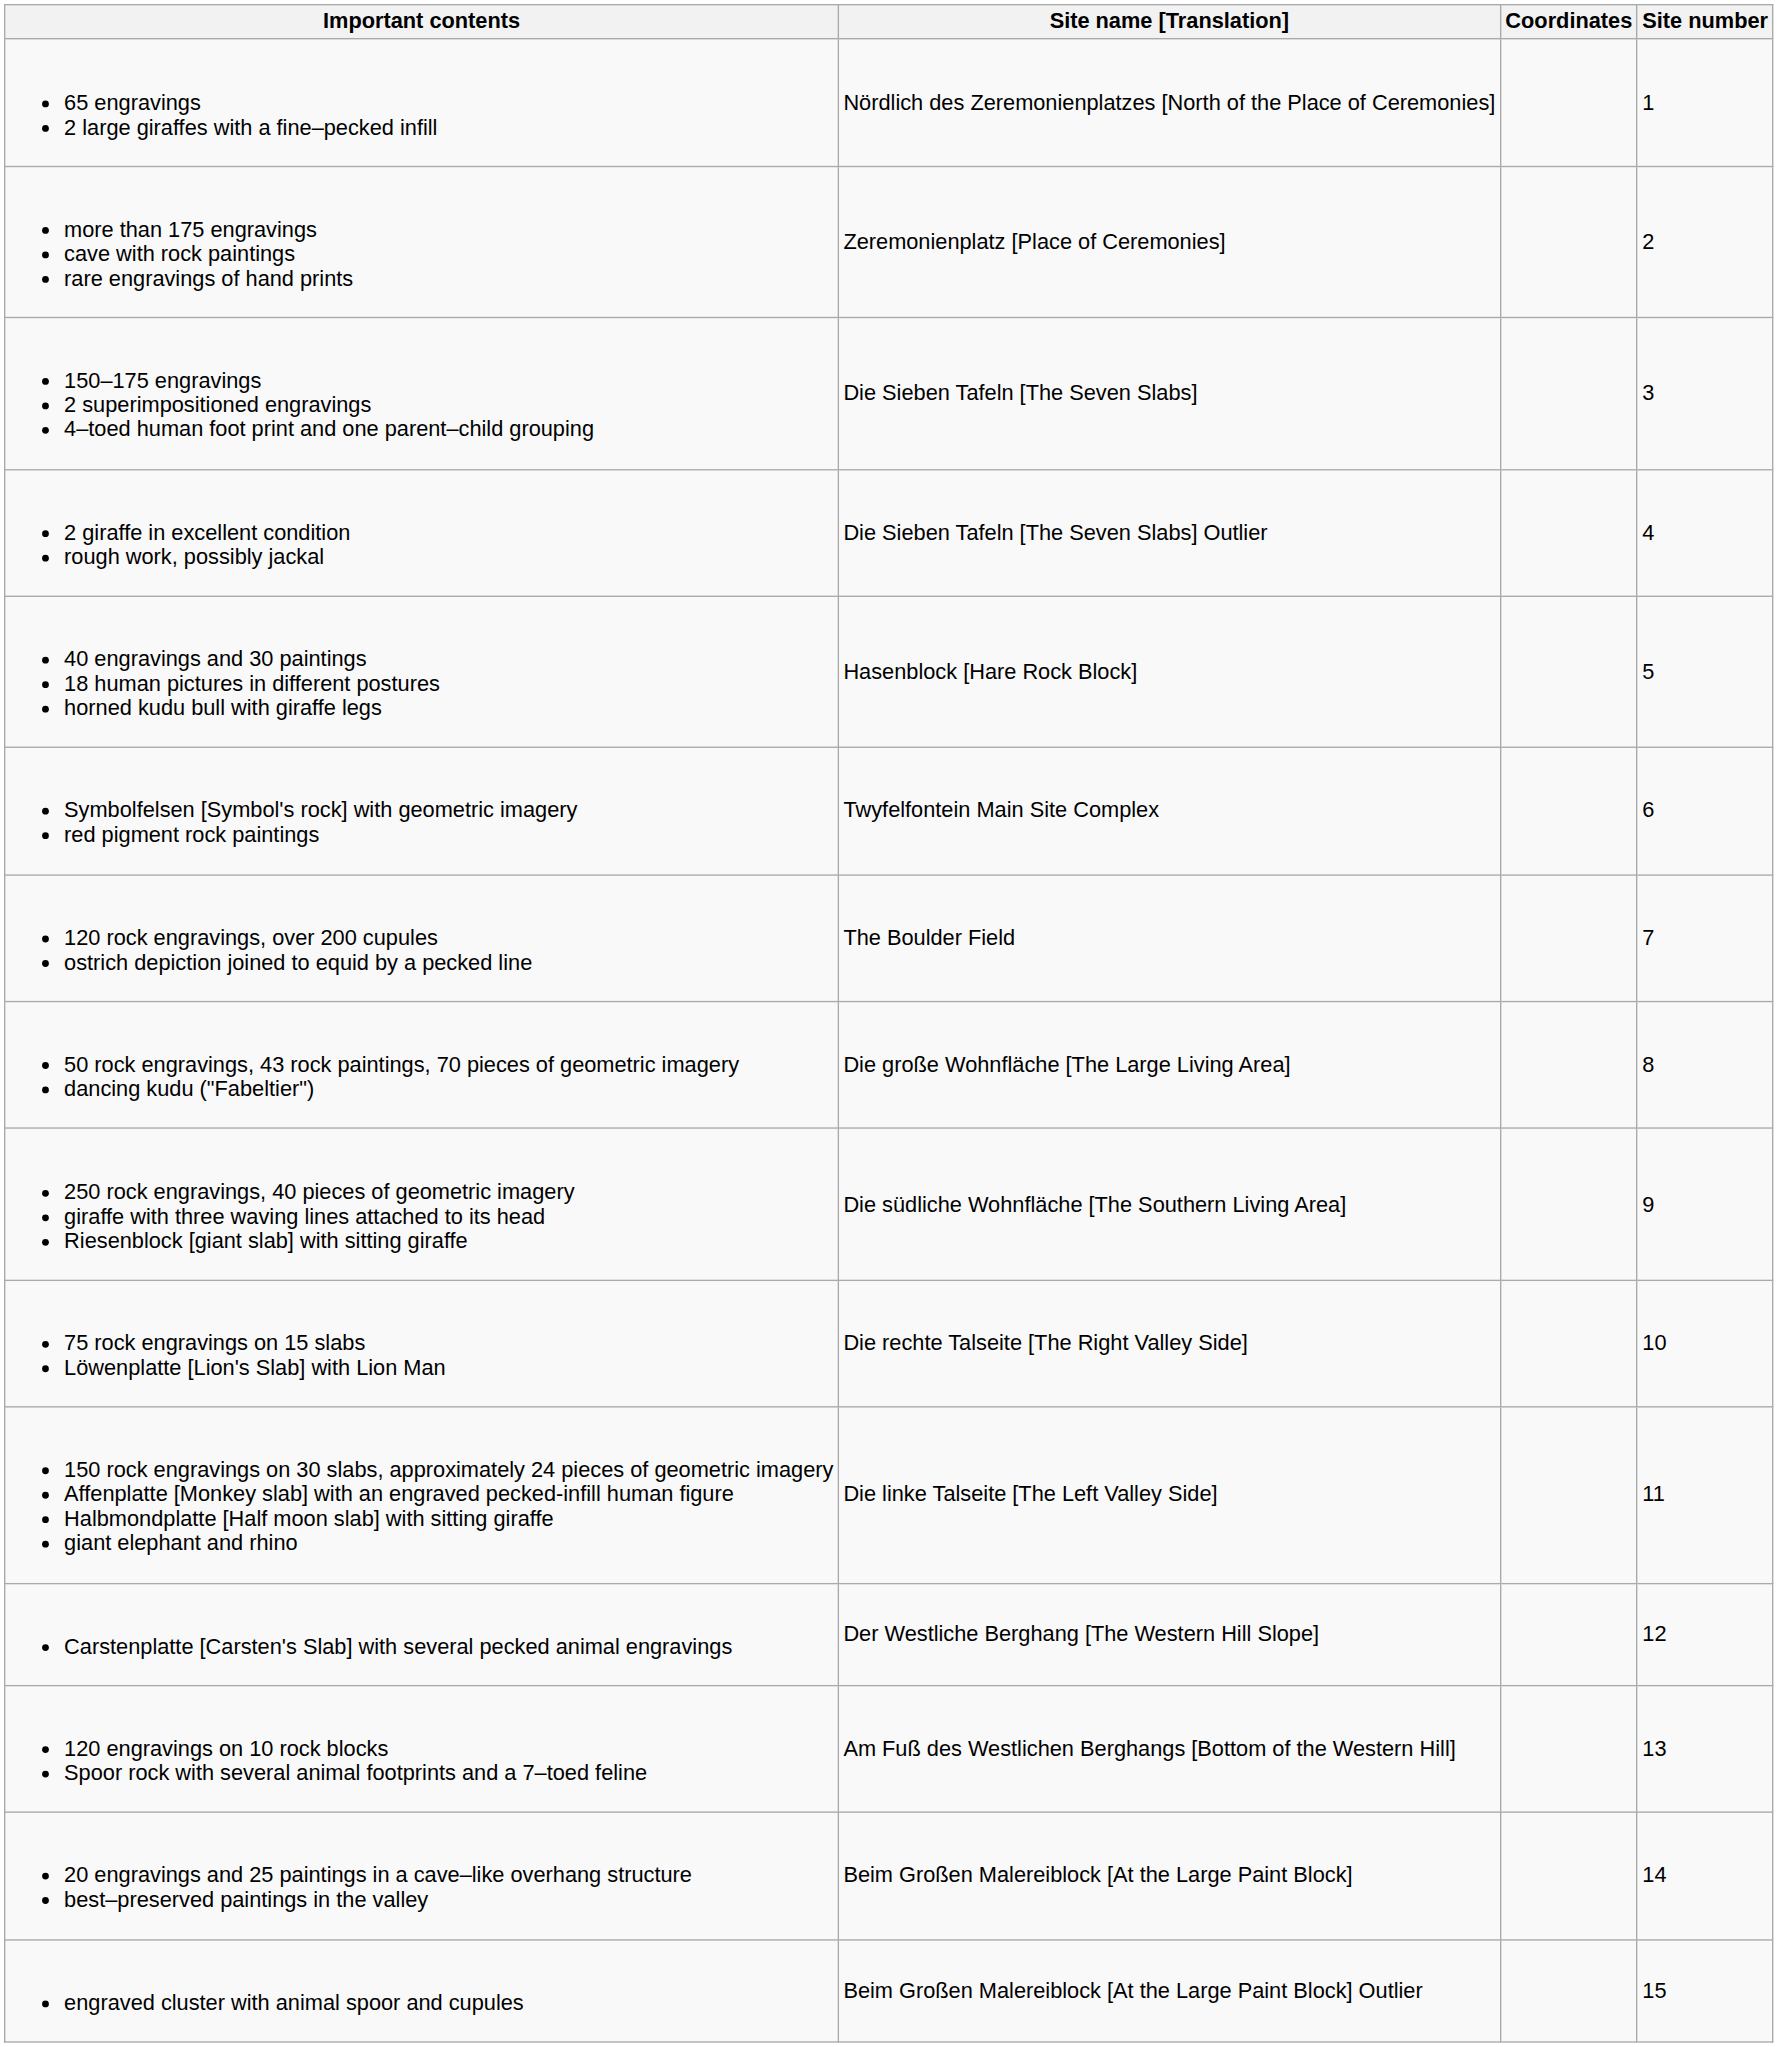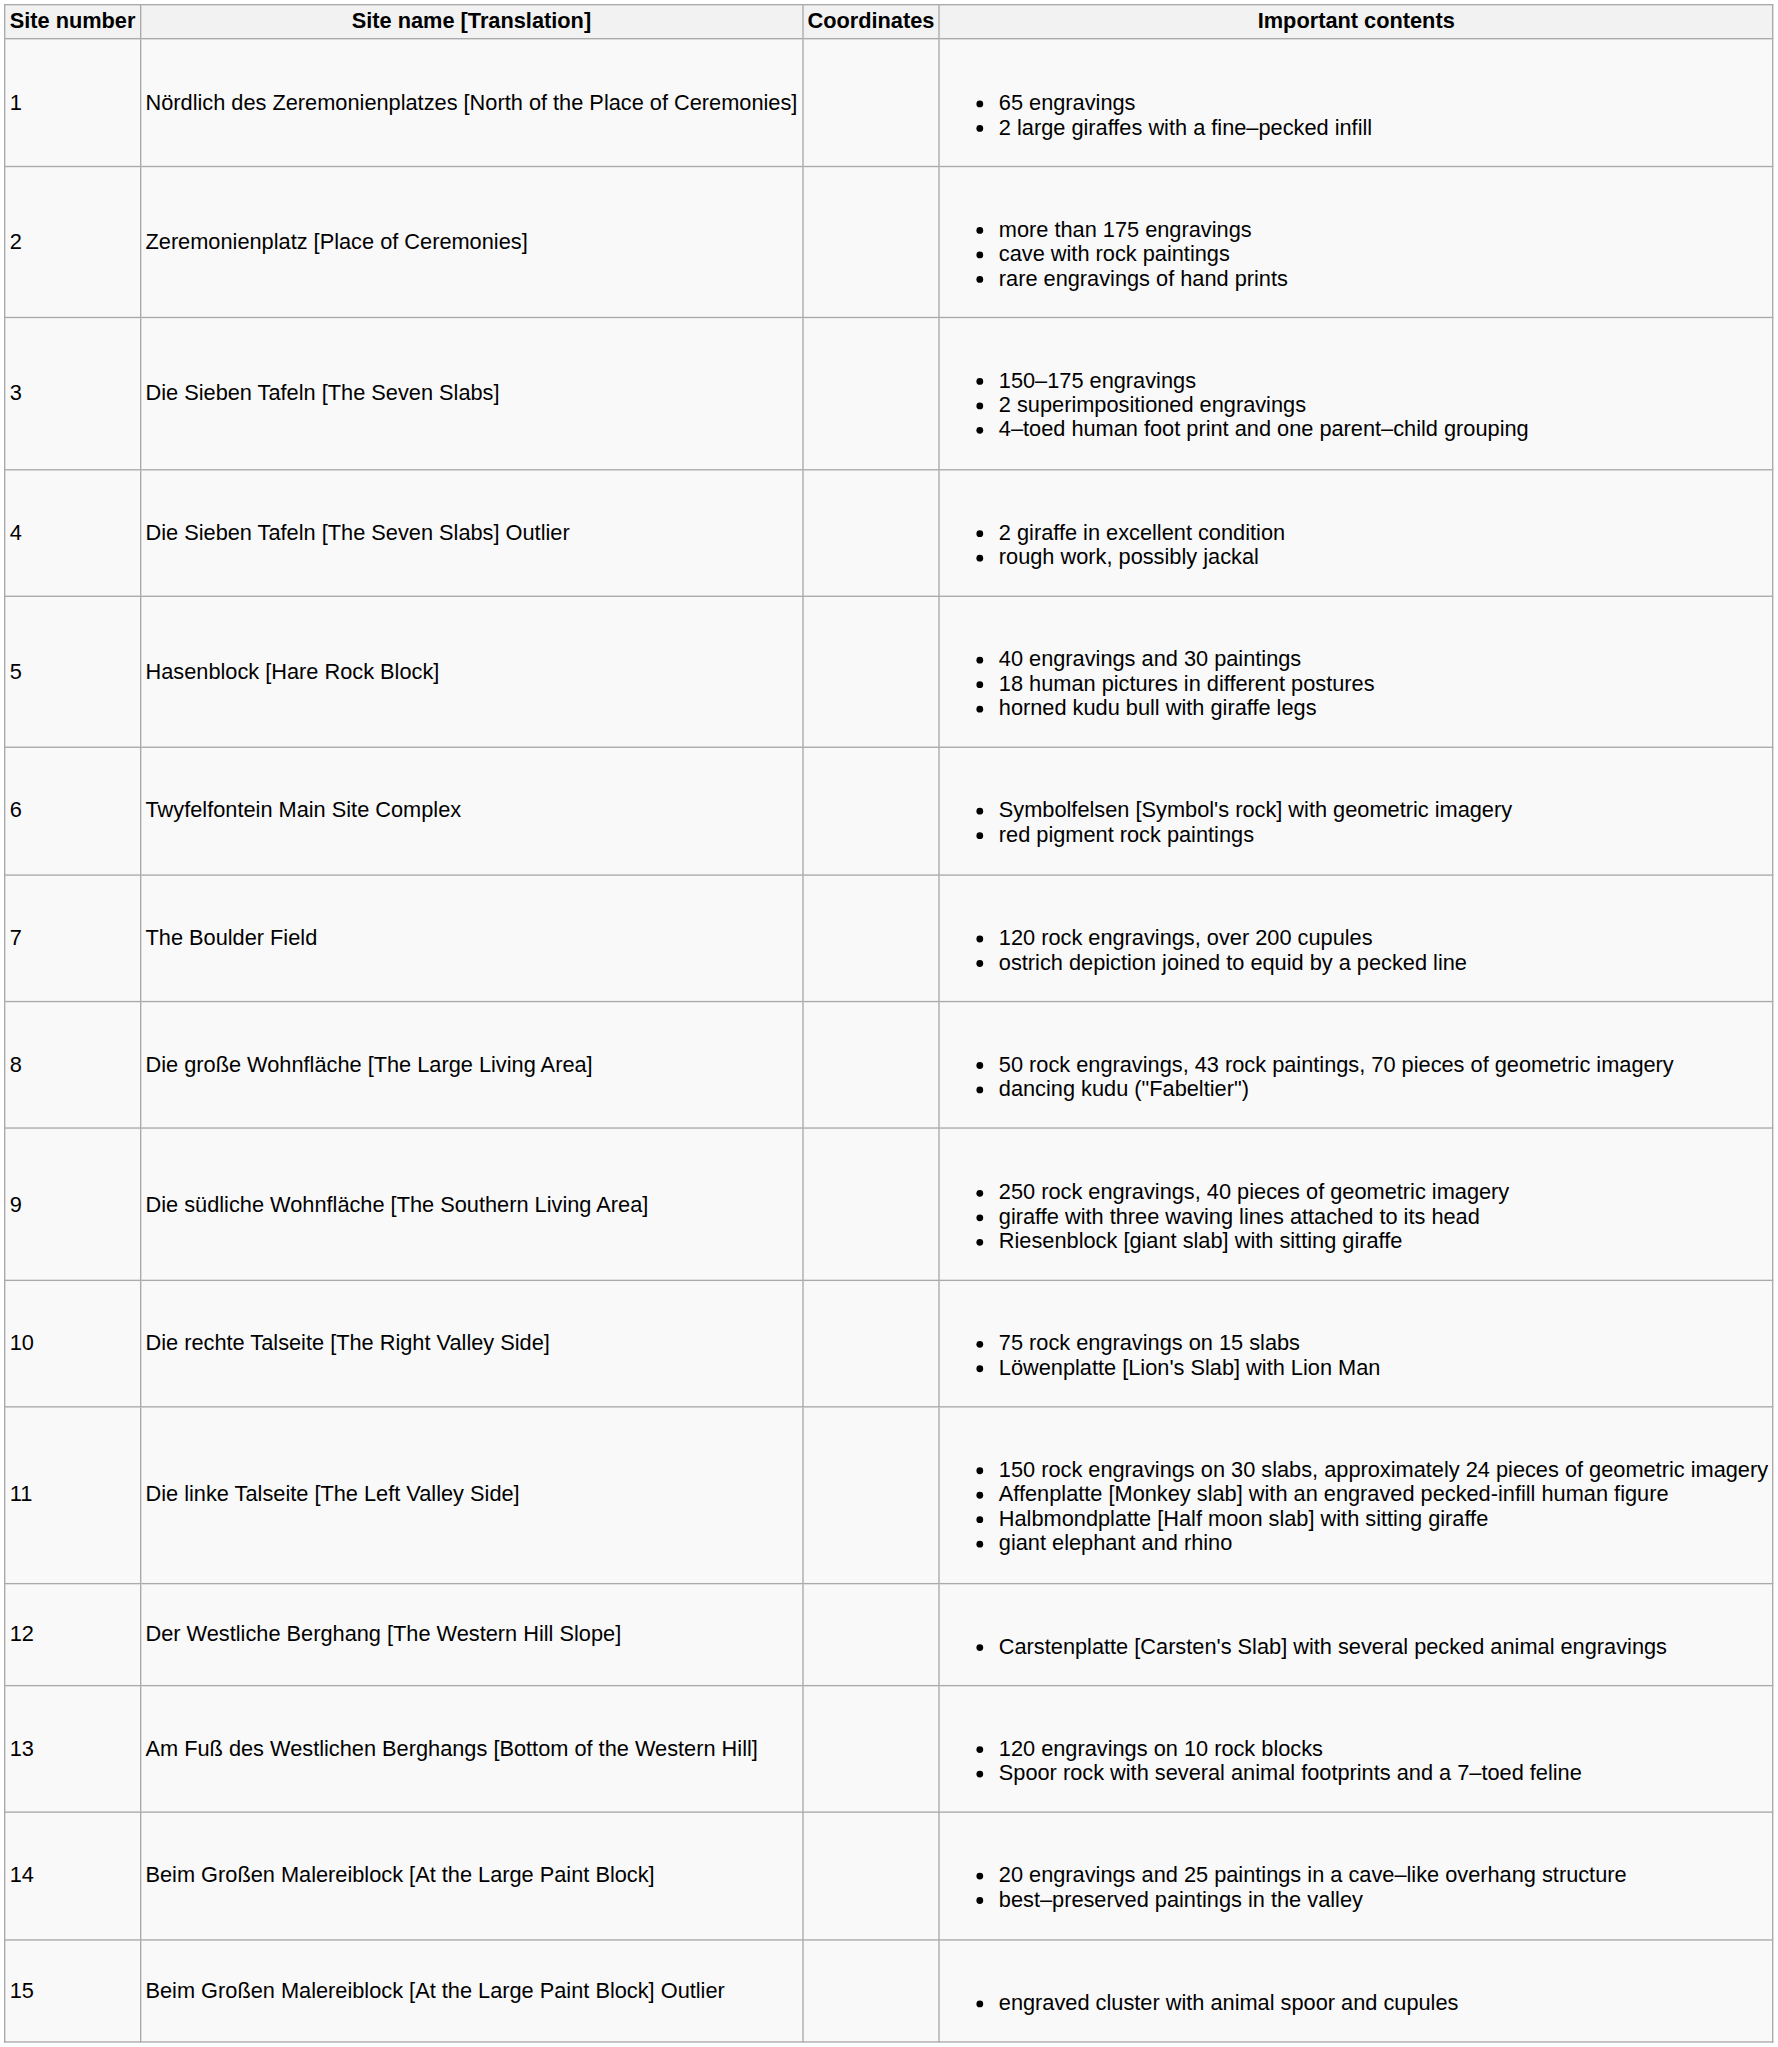columns swapped: (1705, 21) <-> (422, 21)
